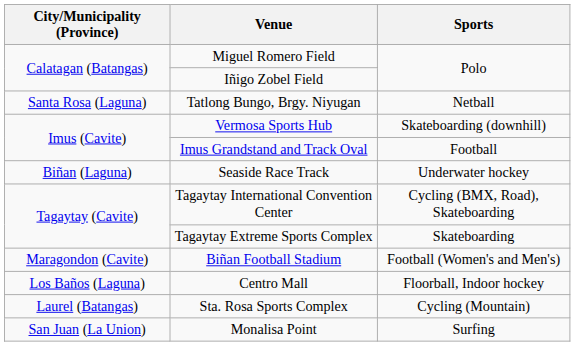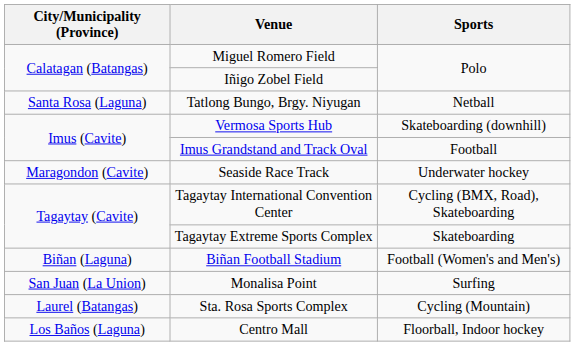(87, 172) Biñan (Laguna) -> (87, 172) Maragondon (Cavite)
(87, 259) Maragondon (Cavite) -> (87, 259) Biñan (Laguna)
rows swapped: (274, 282) <-> (274, 329)
